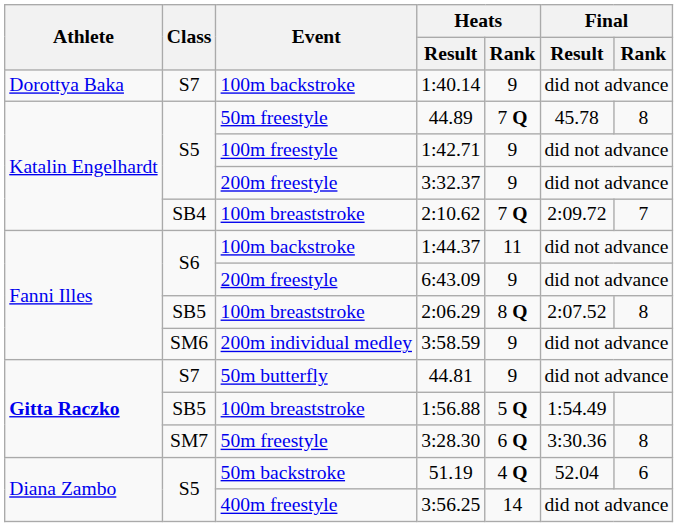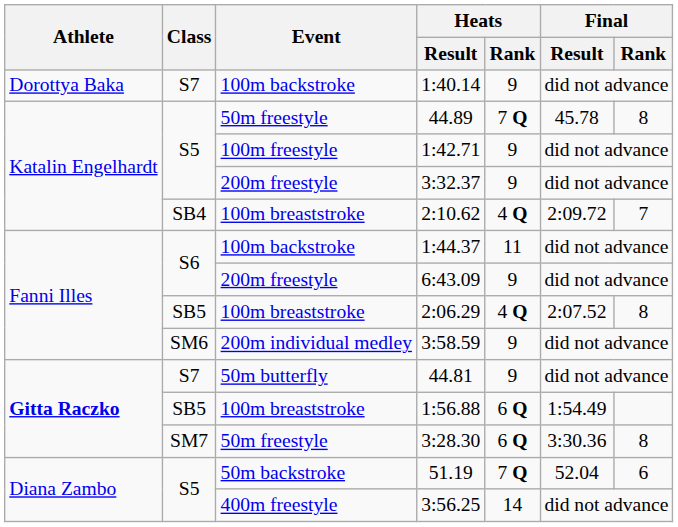(512, 214) 7 Q -> (512, 214) 4 Q
(512, 311) 8 Q -> (512, 311) 4 Q
(512, 408) 5 Q -> (512, 408) 6 Q
(512, 473) 4 Q -> (512, 473) 7 Q
